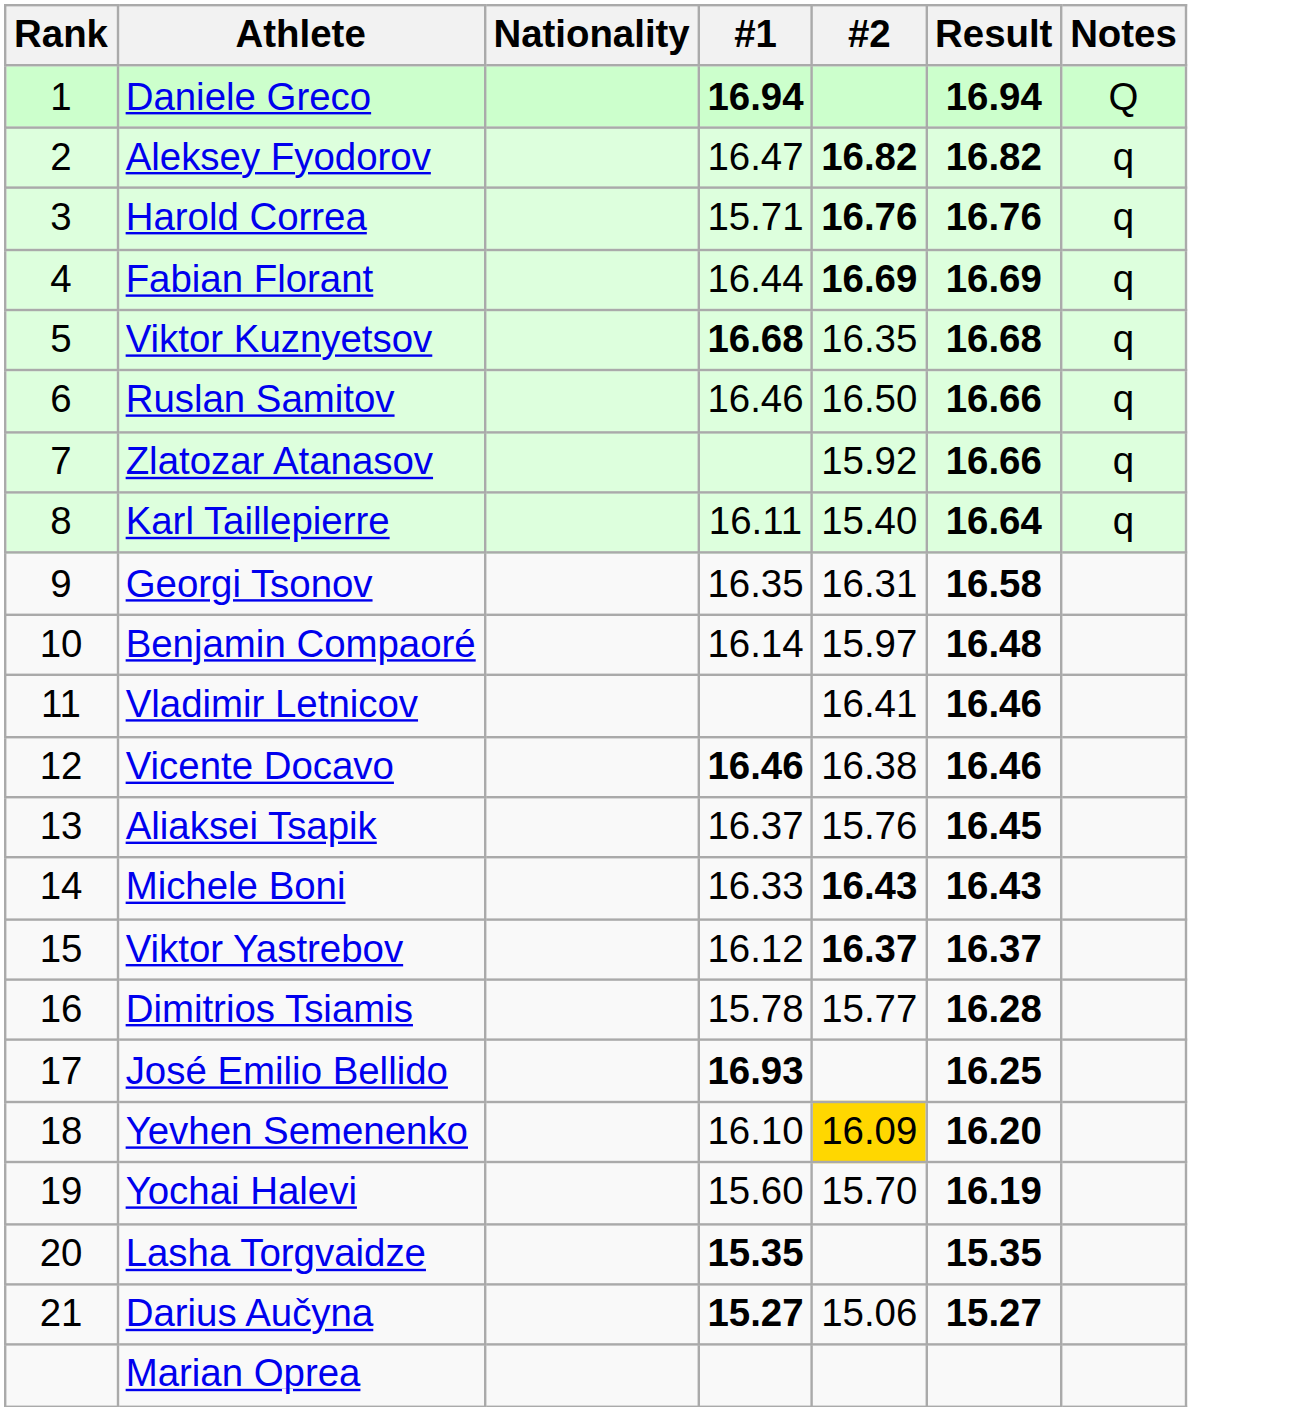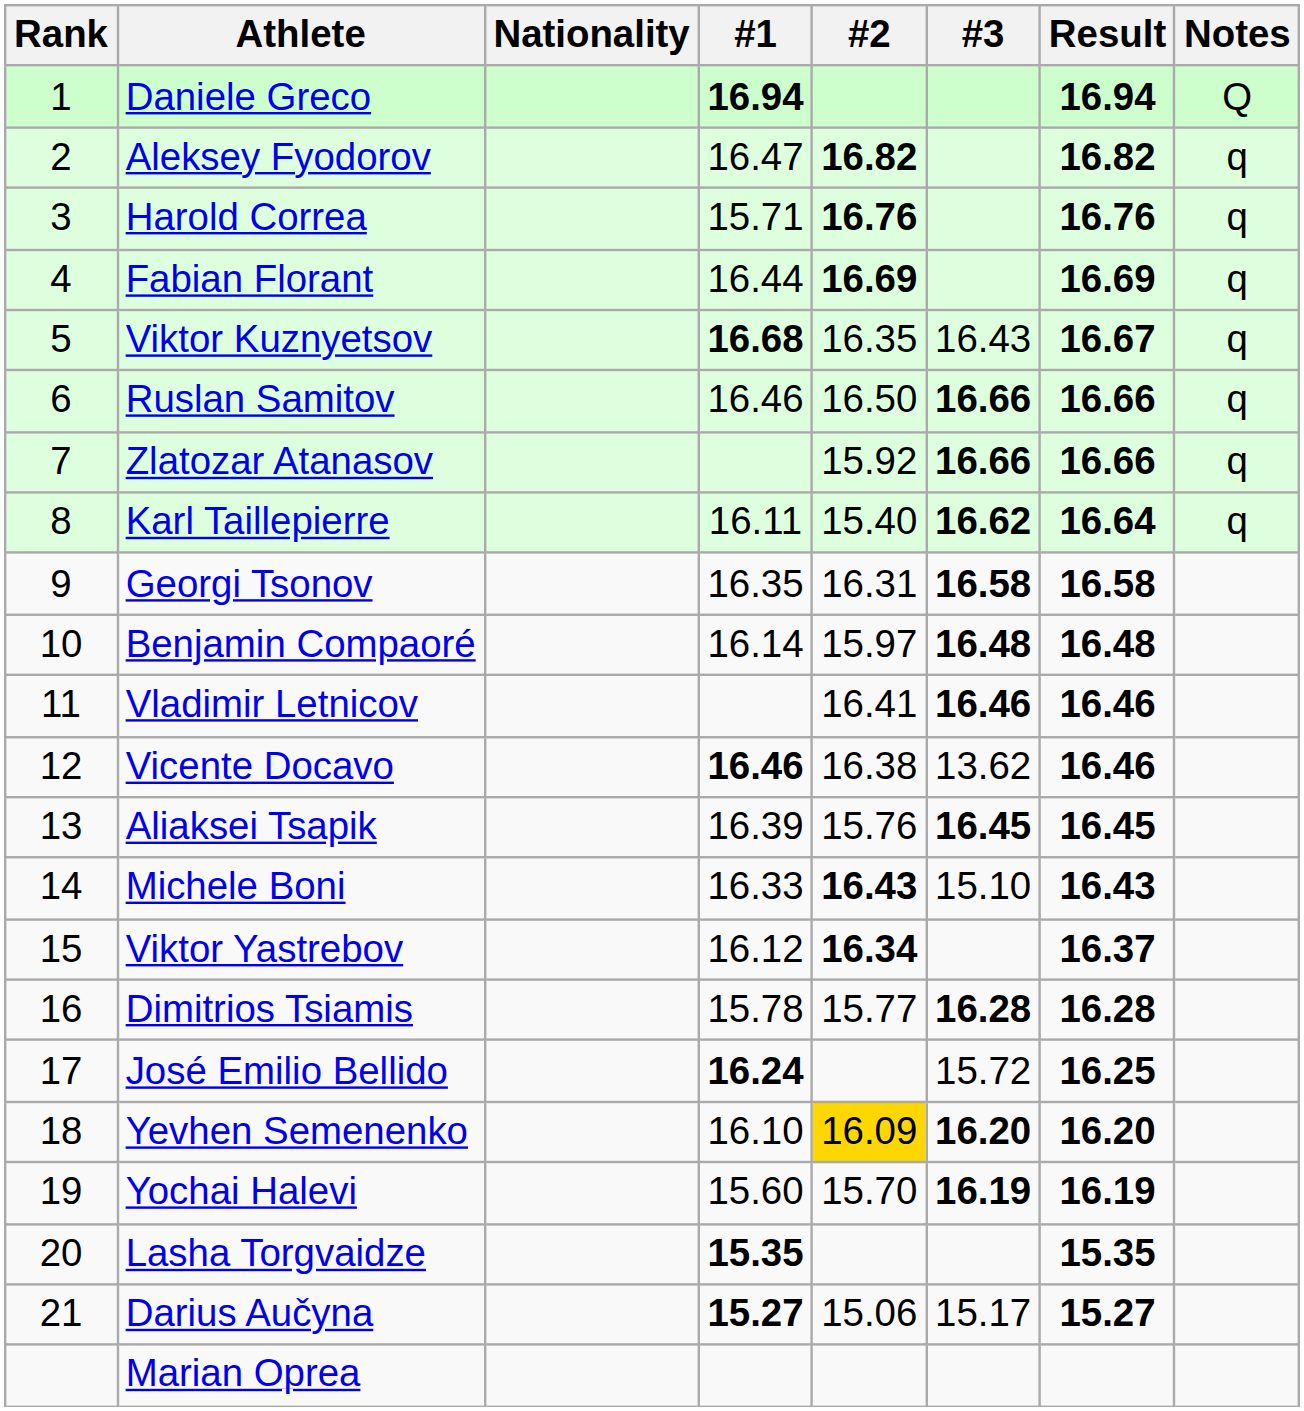+ column: (983, 34)
(994, 339) 16.68 -> (1108, 339) 16.67
(755, 826) 16.37 -> (755, 826) 16.39
(869, 948) 16.37 -> (869, 948) 16.34
(755, 1070) 16.93 -> (755, 1070) 16.24
